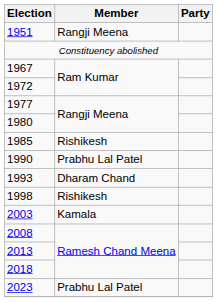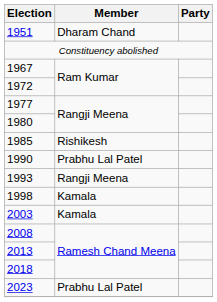(93, 31) Rangji Meena -> (96, 31) Dharam Chand
(96, 178) Dharam Chand -> (93, 178) Rangji Meena
(82, 196) Rishikesh -> (77, 196) Kamala
